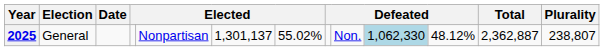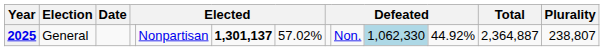(243, 35) normal -> (243, 35) bold
(300, 35) 55.02% -> (300, 35) 57.02%
(453, 35) 48.12% -> (453, 35) 44.92%
(510, 35) 2,362,887 -> (510, 35) 2,364,887
